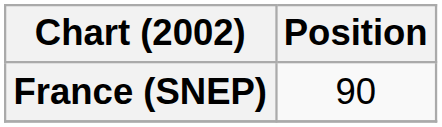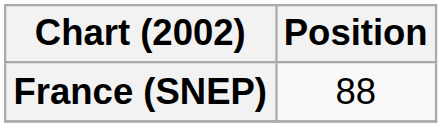(356, 91) 90 -> (356, 91) 88
